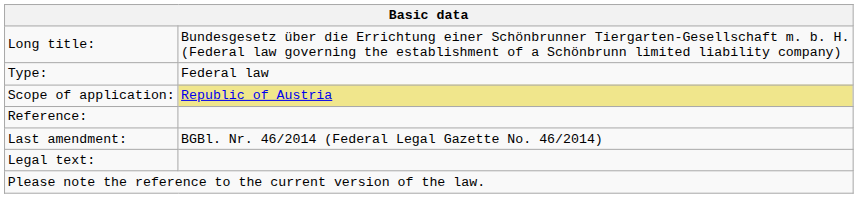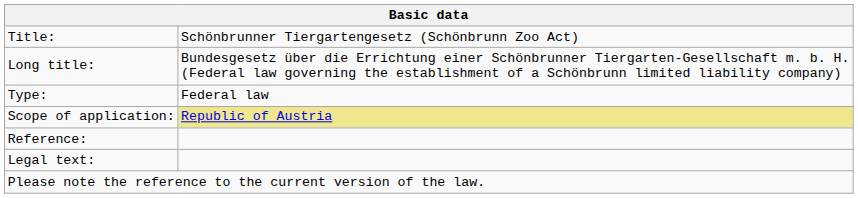+ row: (32, 37)
- row: (67, 139)
